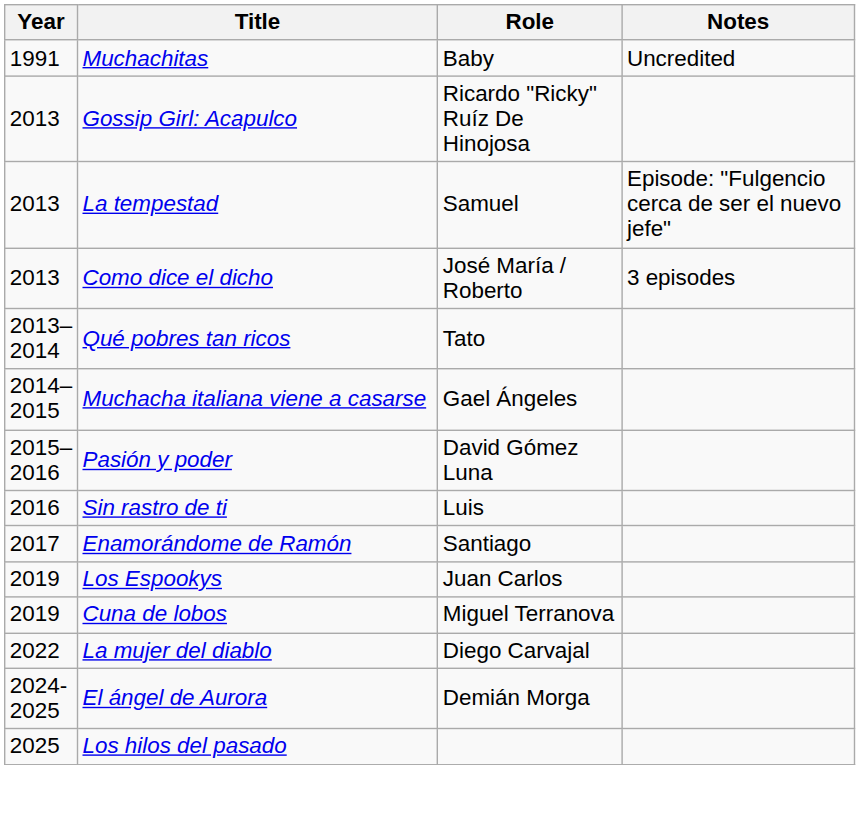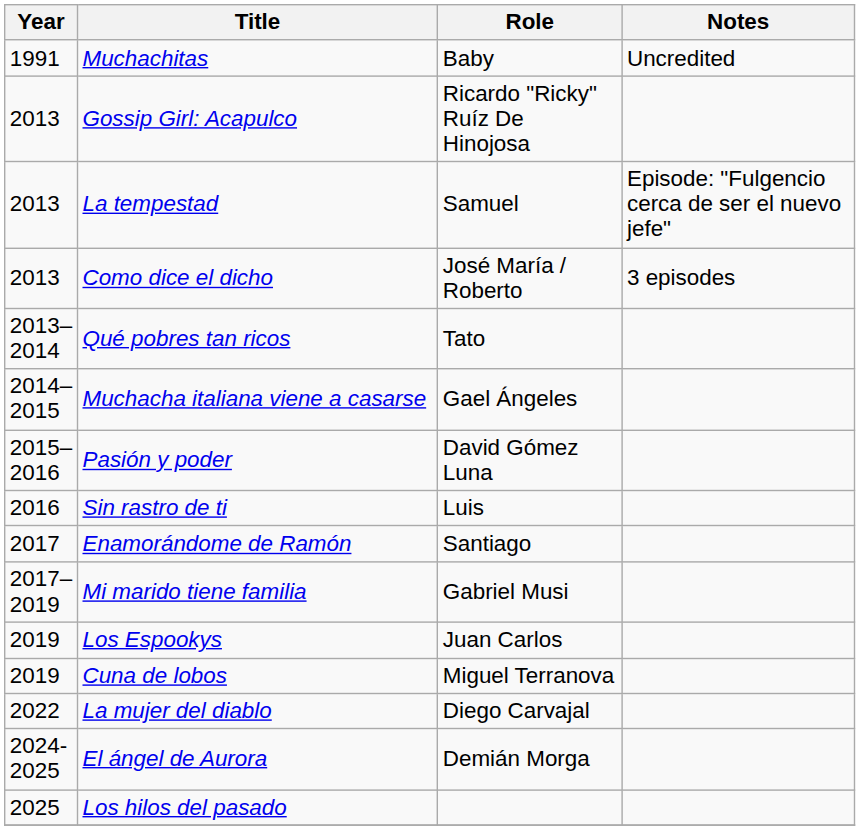+ row: (195, 591)
